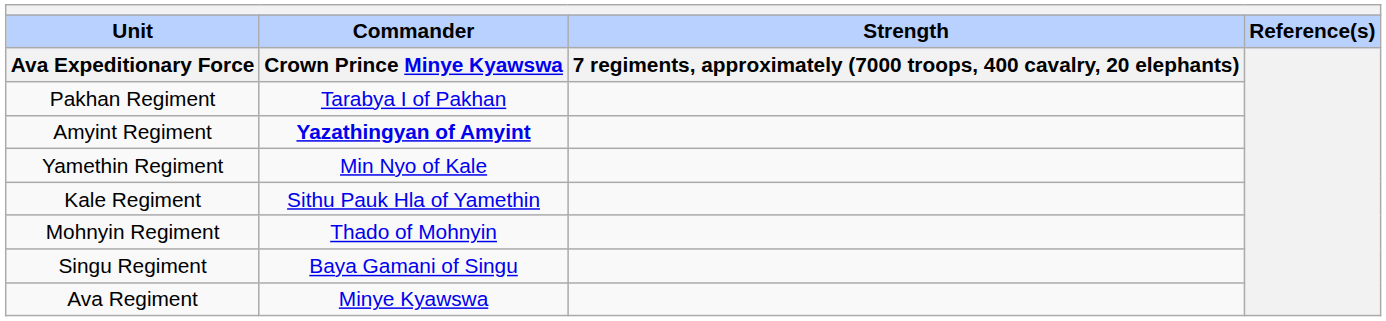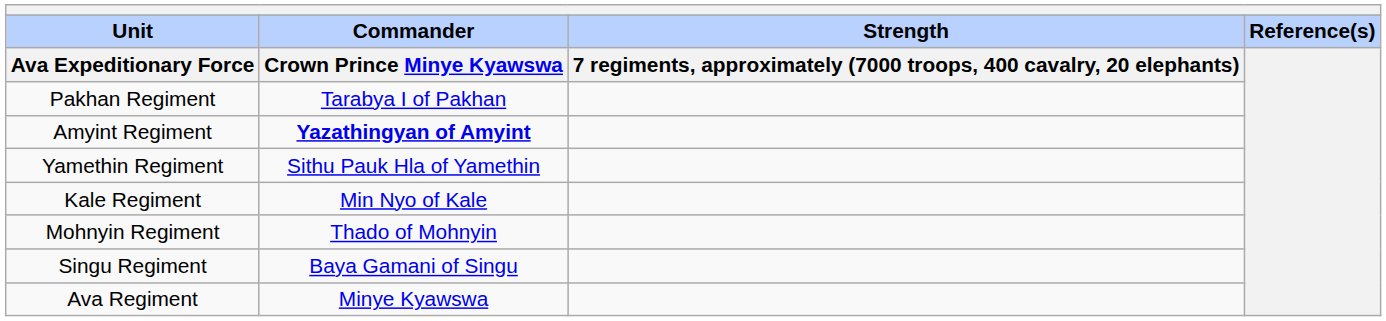(414, 165) Min Nyo of Kale -> (414, 165) Sithu Pauk Hla of Yamethin
(414, 199) Sithu Pauk Hla of Yamethin -> (414, 199) Min Nyo of Kale
